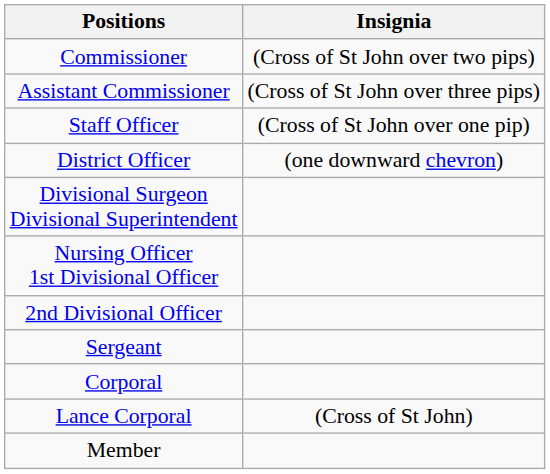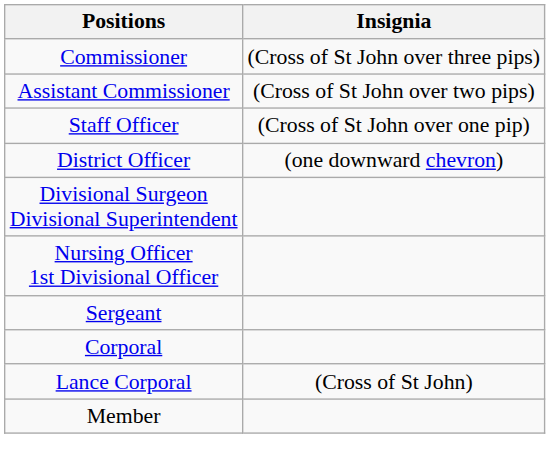(394, 56) (Cross of St John over two pips) -> (394, 56) (Cross of St John over three pips)
(394, 90) (Cross of St John over three pips) -> (394, 90) (Cross of St John over two pips)
- row: (124, 312)
